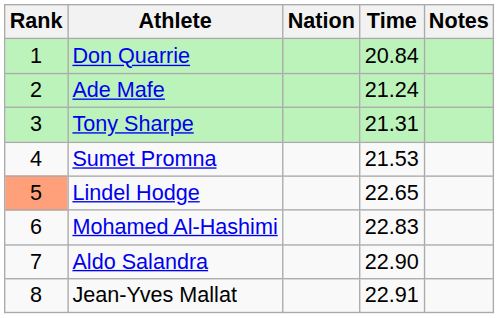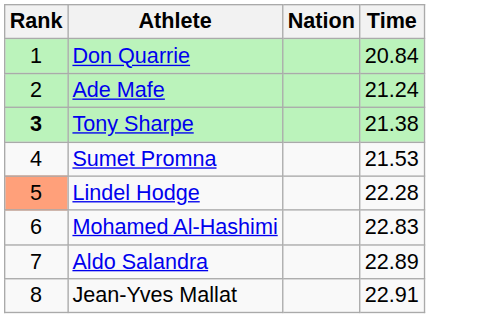- column: (459, 21)
(36, 124) normal -> (36, 124) bold
(392, 124) 21.31 -> (392, 124) 21.38
(392, 192) 22.65 -> (392, 192) 22.28
(392, 261) 22.90 -> (392, 261) 22.89
